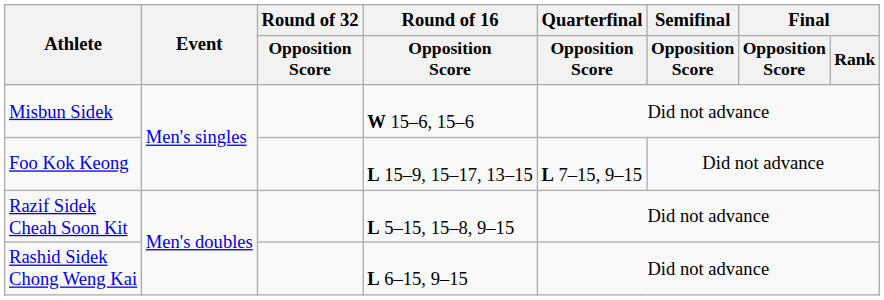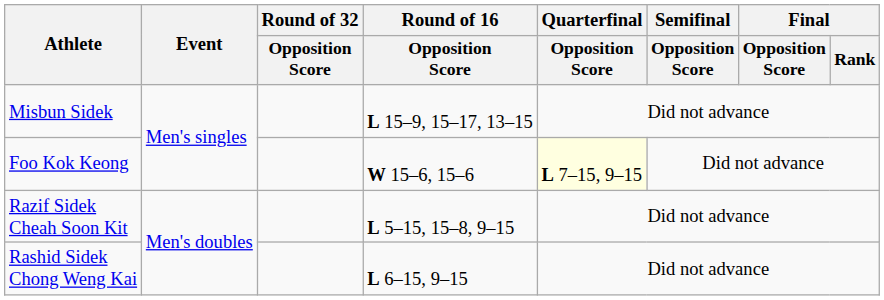(421, 122) W 15–6, 15–6 -> (450, 122) L 15–9, 15–17, 13–15
(450, 174) L 15–9, 15–17, 13–15 -> (421, 174) W 15–6, 15–6
(592, 174) no background -> (592, 174) lightyellow background
